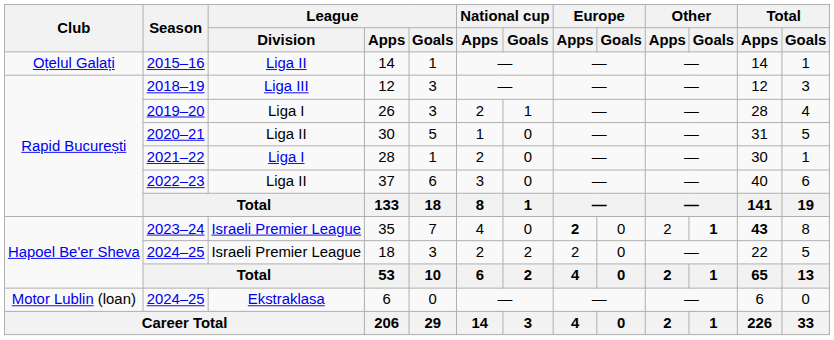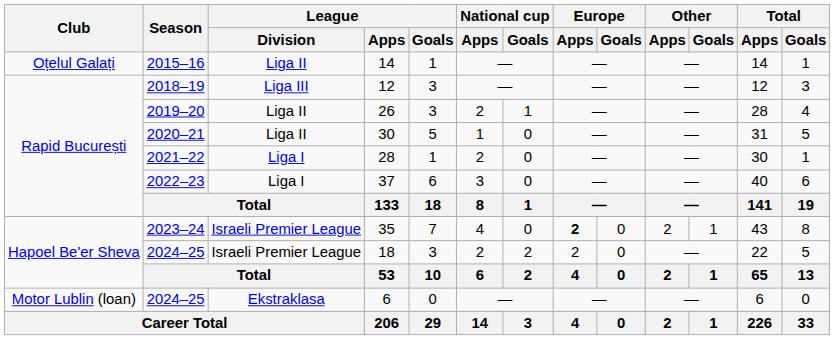(286, 110) Liga I -> (286, 110) Liga II
(286, 181) Liga II -> (286, 181) Liga I
(713, 228) bold -> (713, 228) normal
(760, 228) bold -> (760, 228) normal
